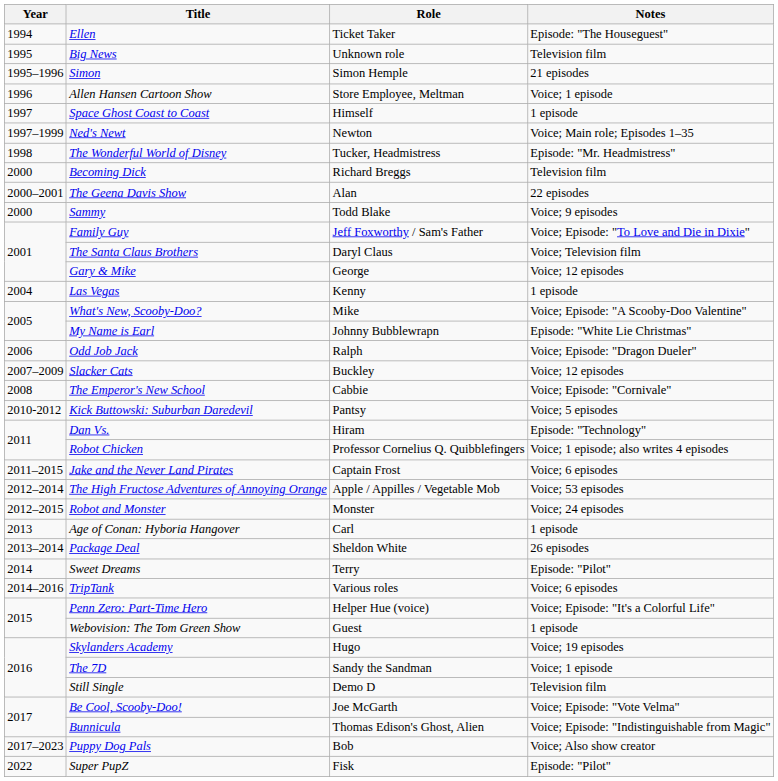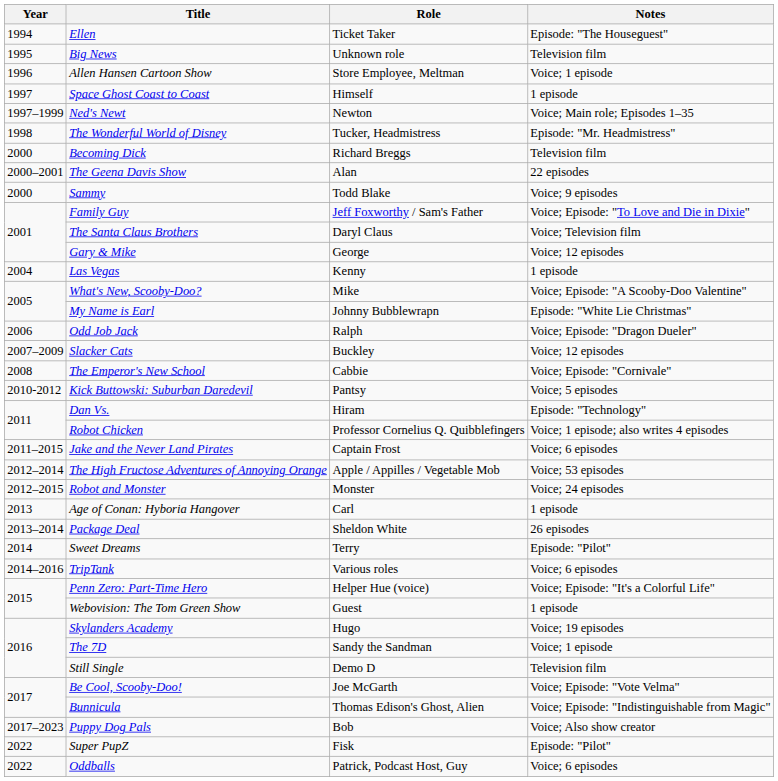- row: (85, 73)
+ row: (92, 766)
